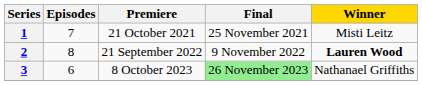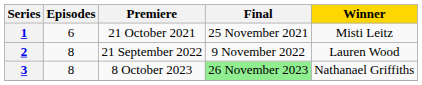(71, 32) 7 -> (71, 32) 6
(364, 51) bold -> (364, 51) normal
(71, 70) 6 -> (71, 70) 8
